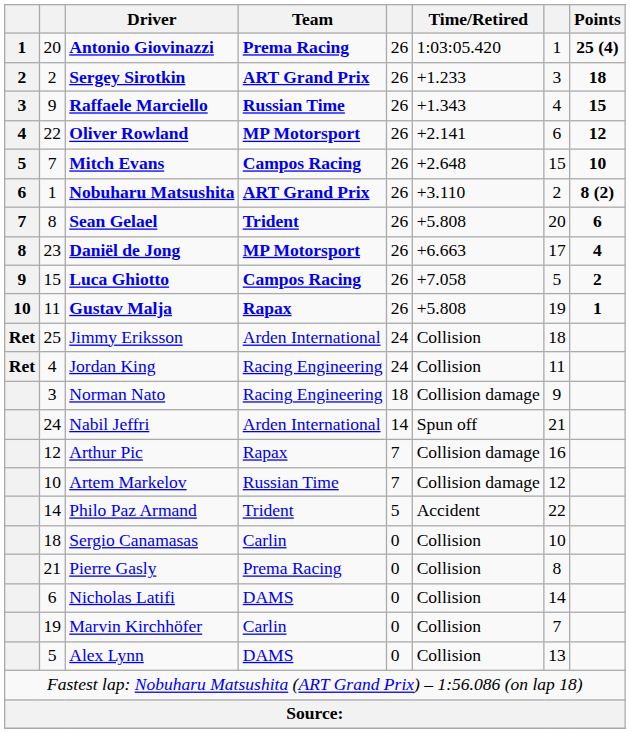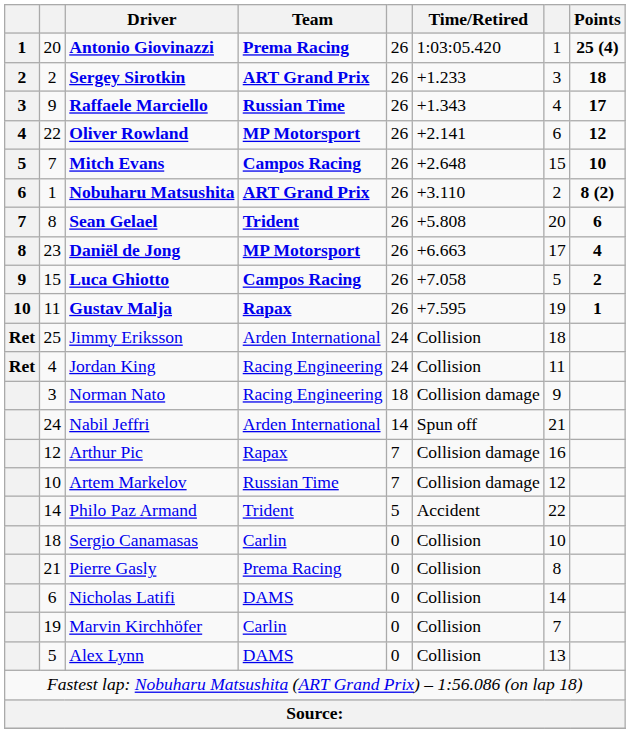(597, 105) 15 -> (597, 105) 17
(441, 308) +5.808 -> (441, 308) +7.595
